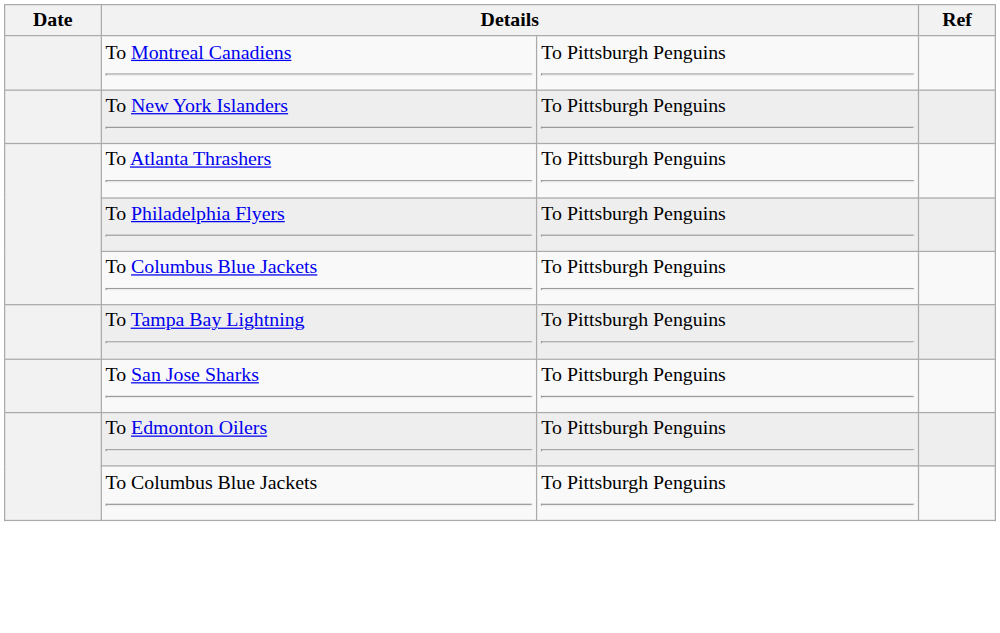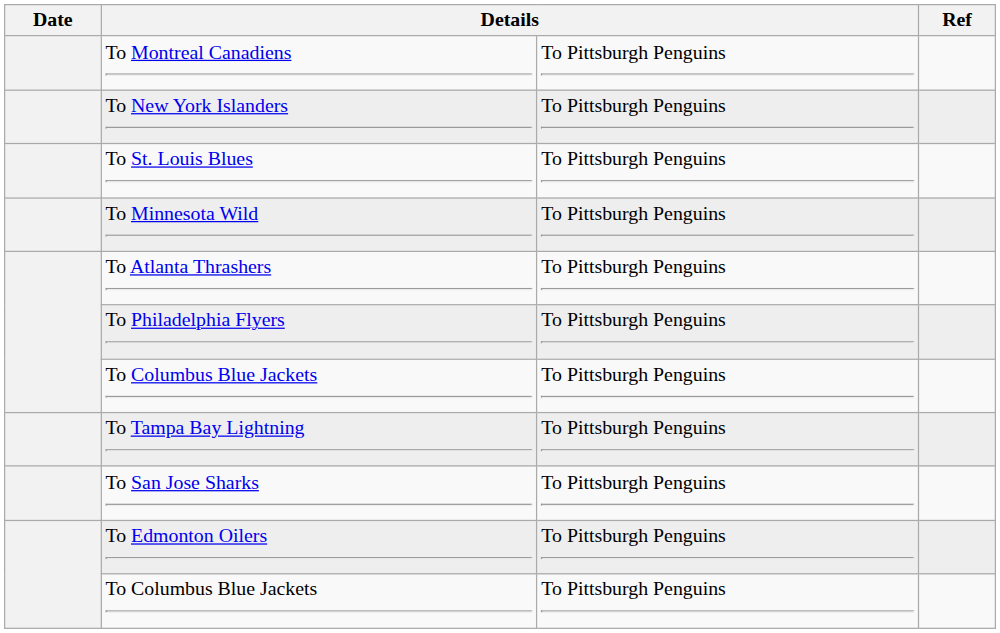+ row: (53, 171)
+ row: (53, 224)
